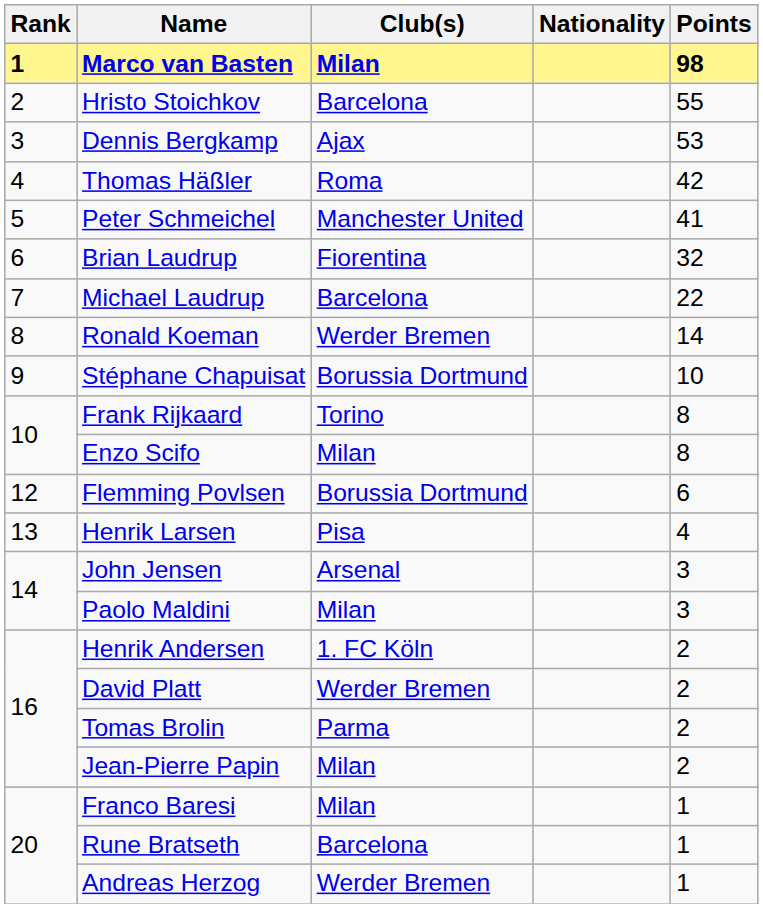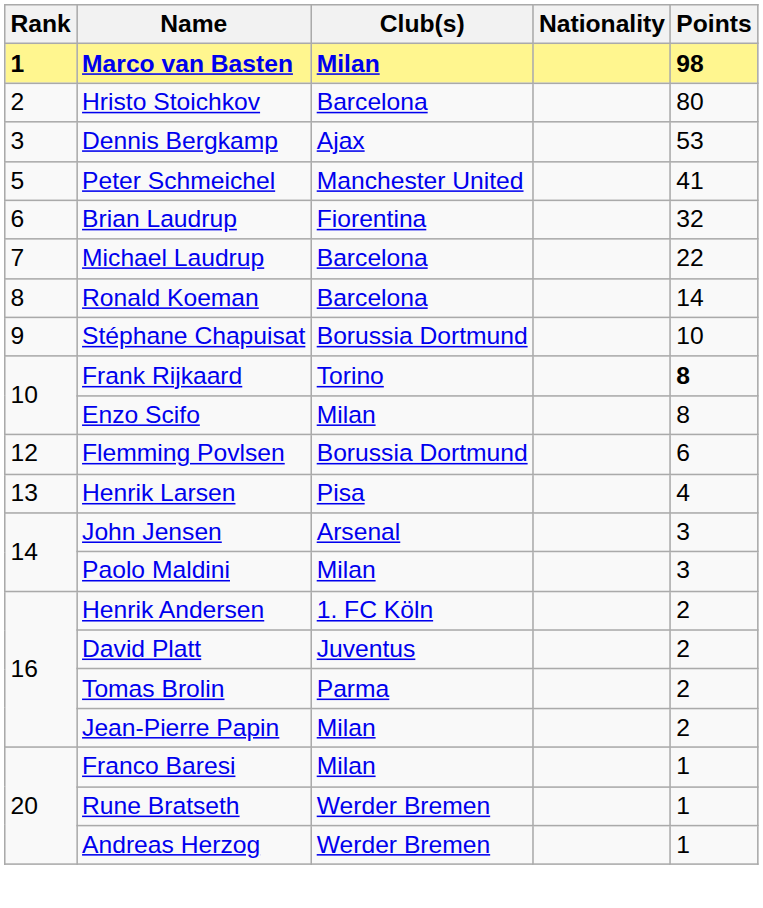(690, 102) 55 -> (690, 102) 80
- row: (167, 180)
(403, 336) Werder Bremen -> (372, 297) Barcelona
(683, 414) normal -> (683, 375) bold
(403, 688) Werder Bremen -> (366, 649) Juventus
(372, 844) Barcelona -> (403, 805) Werder Bremen
